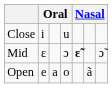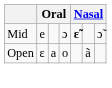- row: (21, 33)
(44, 53) ɛ -> (42, 33) e
(44, 72) e -> (42, 53) ɛ
